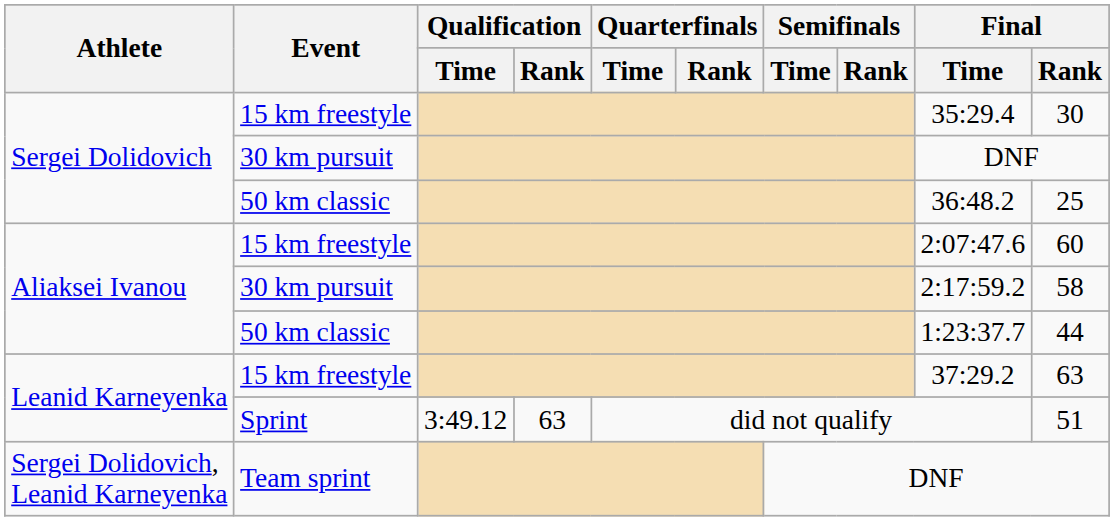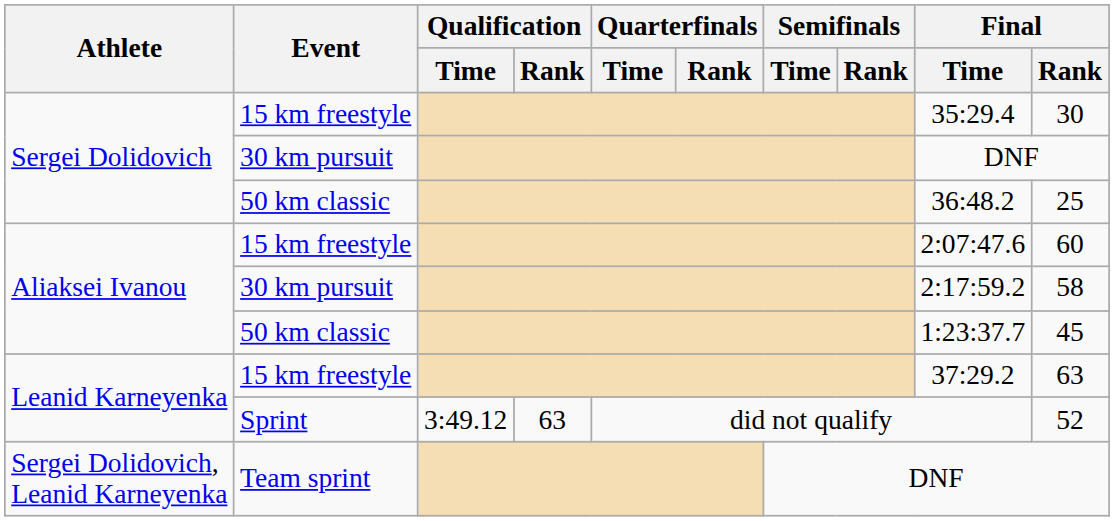(1070, 331) 44 -> (1070, 331) 45
(1070, 419) 51 -> (1070, 419) 52
